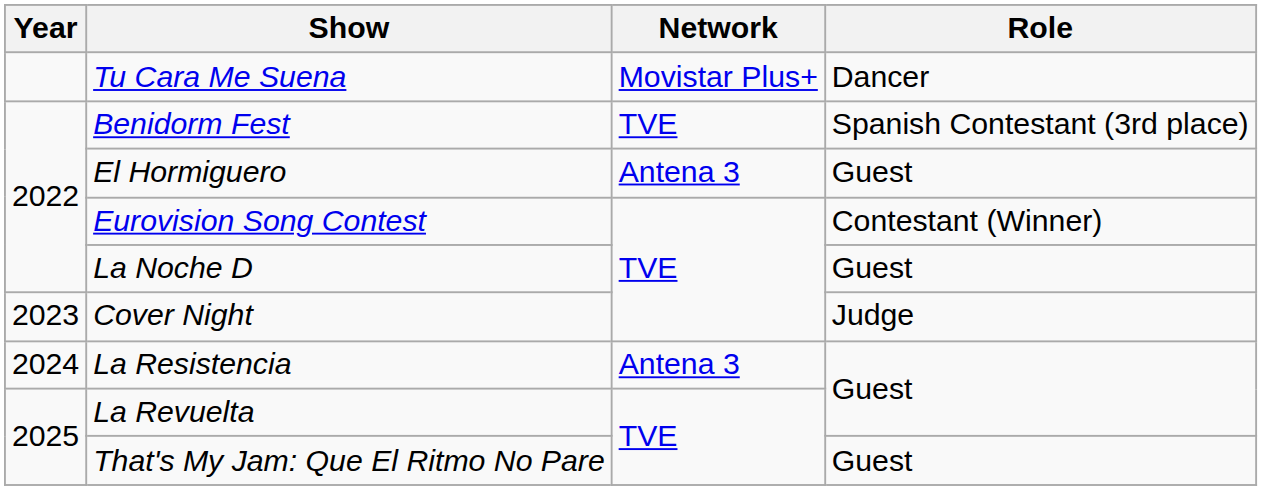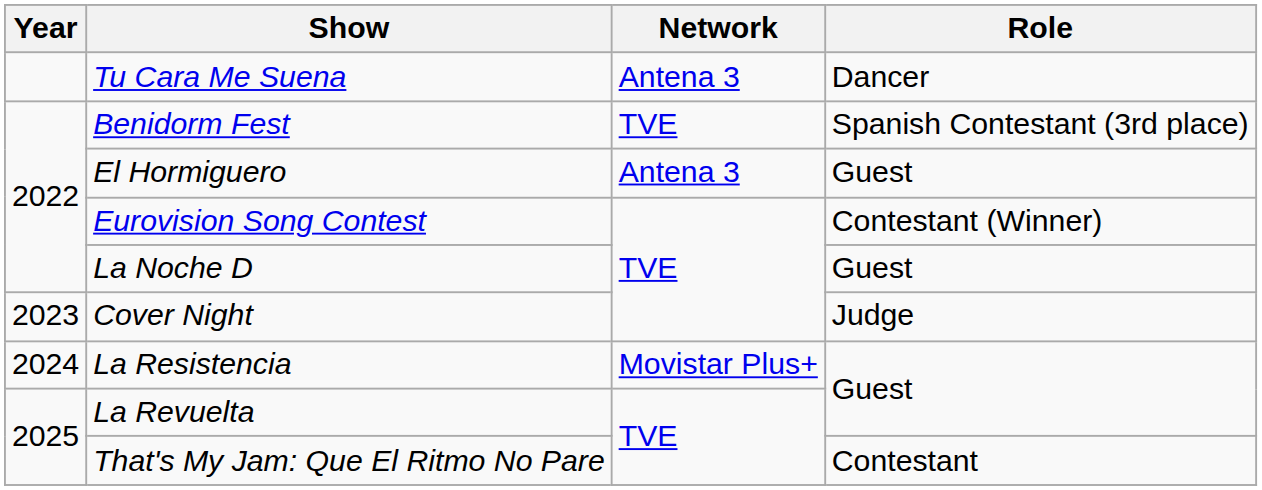(718, 76) Movistar Plus+ -> (679, 76) Antena 3
(679, 364) Antena 3 -> (718, 364) Movistar Plus+
(872, 460) Guest -> (905, 460) Contestant
